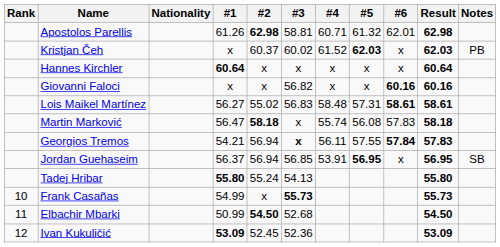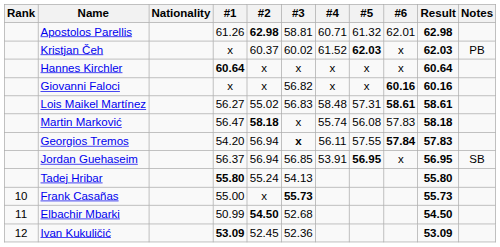(230, 141) 54.21 -> (230, 141) 54.20
(230, 196) 54.99 -> (230, 196) 55.00
